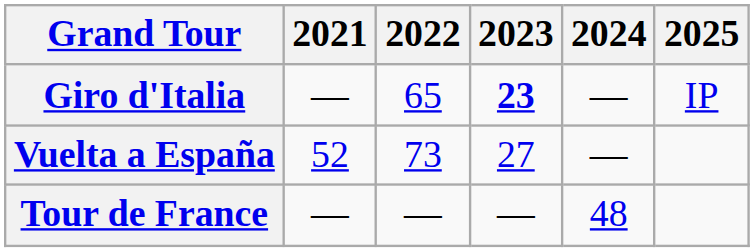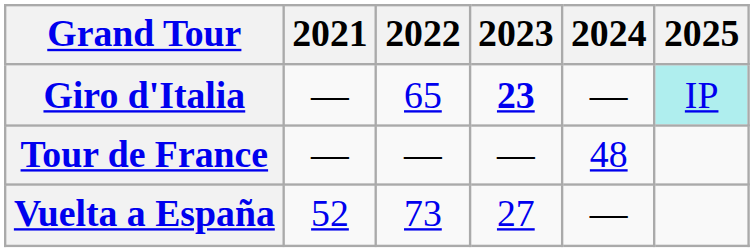(702, 94) no background -> (702, 94) paleturquoise background
rows swapped: (144, 214) <-> (144, 154)
